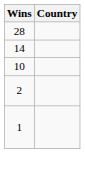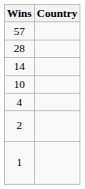+ row: (19, 31)
+ row: (19, 102)
